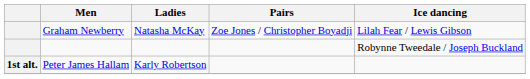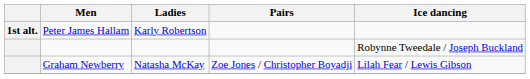rows swapped: (83, 30) <-> (86, 64)
